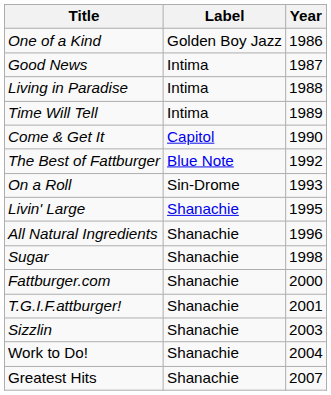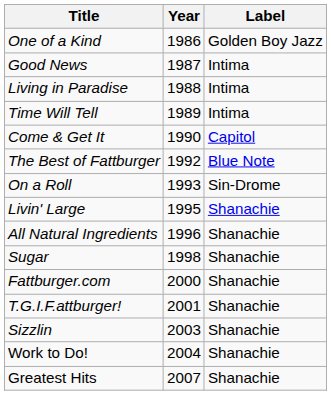columns swapped: (306, 16) <-> (225, 16)
